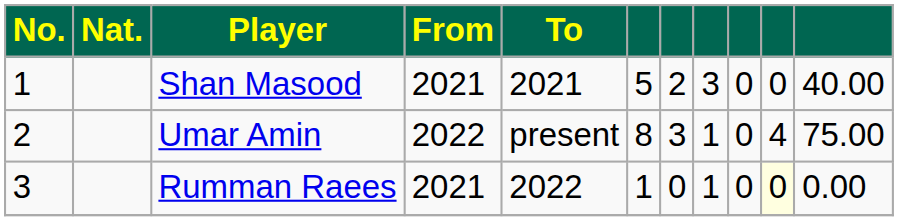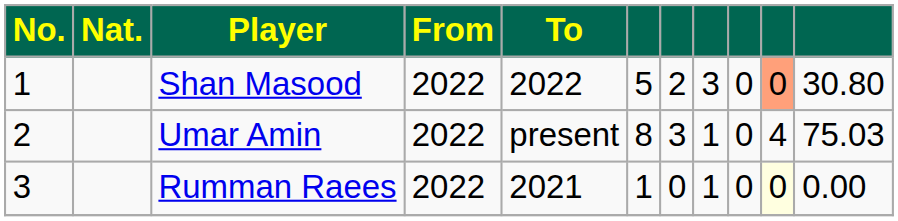(448, 82) 2021 -> (448, 82) 2022
(546, 82) 2021 -> (546, 82) 2022
(778, 82) no background -> (778, 82) lightsalmon background
(843, 82) 40.00 -> (843, 82) 30.80
(843, 135) 75.00 -> (843, 135) 75.03
(448, 187) 2021 -> (448, 187) 2022
(546, 187) 2022 -> (546, 187) 2021
